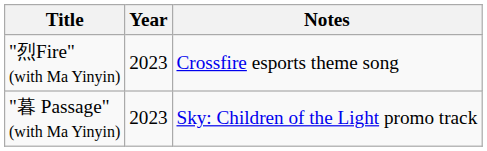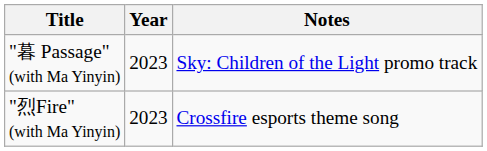rows swapped: (65, 119) <-> (65, 63)
